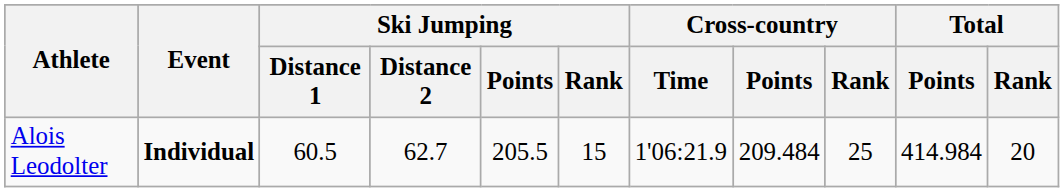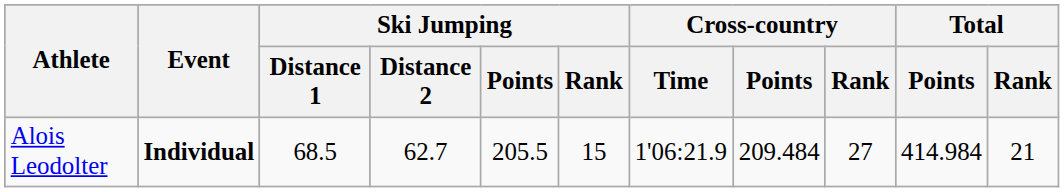(315, 151) 60.5 -> (315, 151) 68.5
(860, 151) 25 -> (860, 151) 27
(1023, 151) 20 -> (1023, 151) 21
